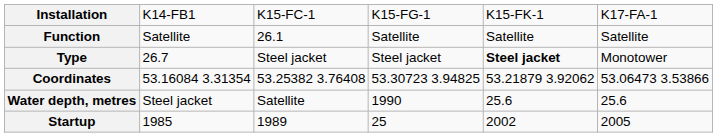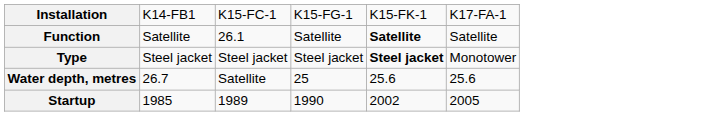(510, 36) normal -> (395, 36) bold
(155, 57) 26.7 -> (177, 57) Steel jacket
- row: (72, 79)
(177, 100) Steel jacket -> (155, 79) 26.7
(387, 100) 1990 -> (301, 79) 25
(379, 121) 25 -> (309, 100) 1990
